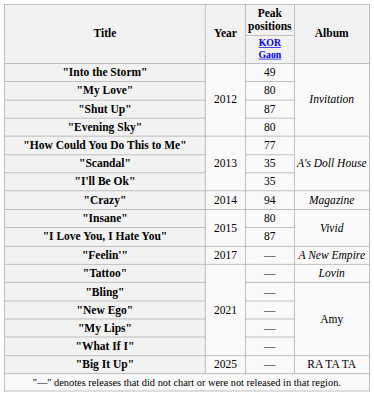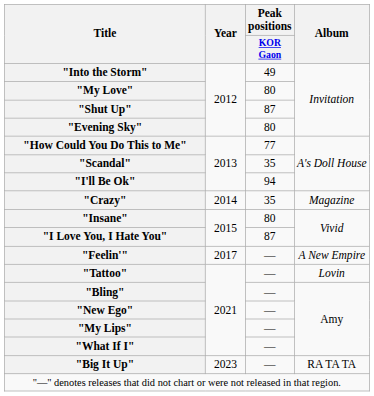(270, 182) 35 -> (270, 182) 94
(270, 200) 94 -> (270, 200) 35
(225, 364) 2025 -> (225, 364) 2023
